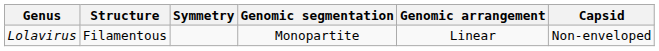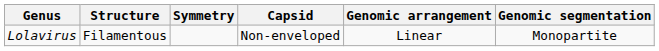columns swapped: (602, 15) <-> (317, 15)
